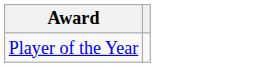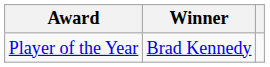+ column: (199, 18)
